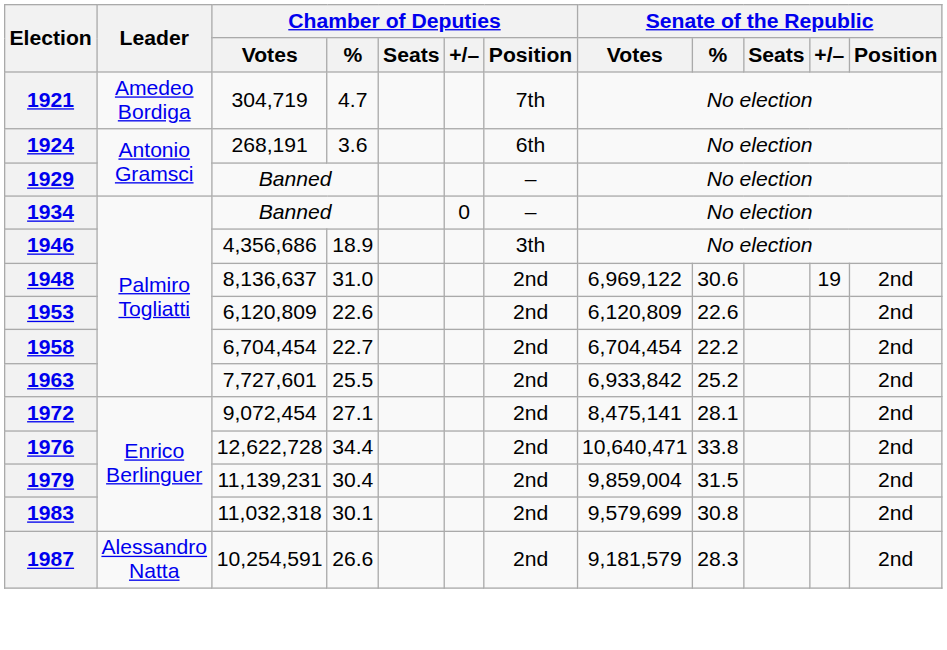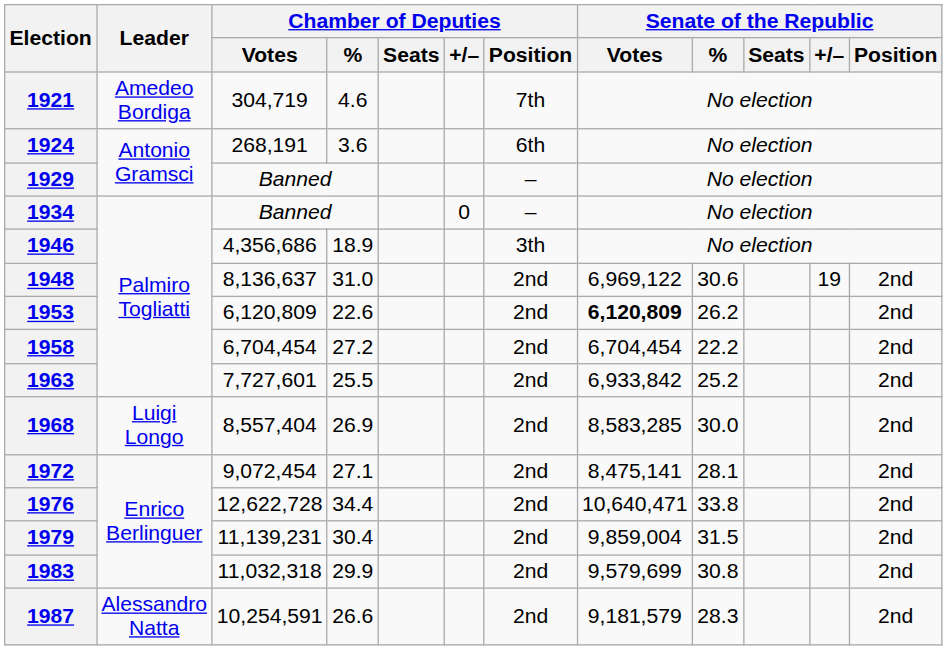(353, 100) 4.7 -> (353, 100) 4.6
(635, 312) normal -> (635, 312) bold
(718, 312) 22.6 -> (718, 312) 26.2
(353, 346) 22.7 -> (353, 346) 27.2
+ row: (51, 425)
(353, 513) 30.1 -> (353, 571) 29.9
